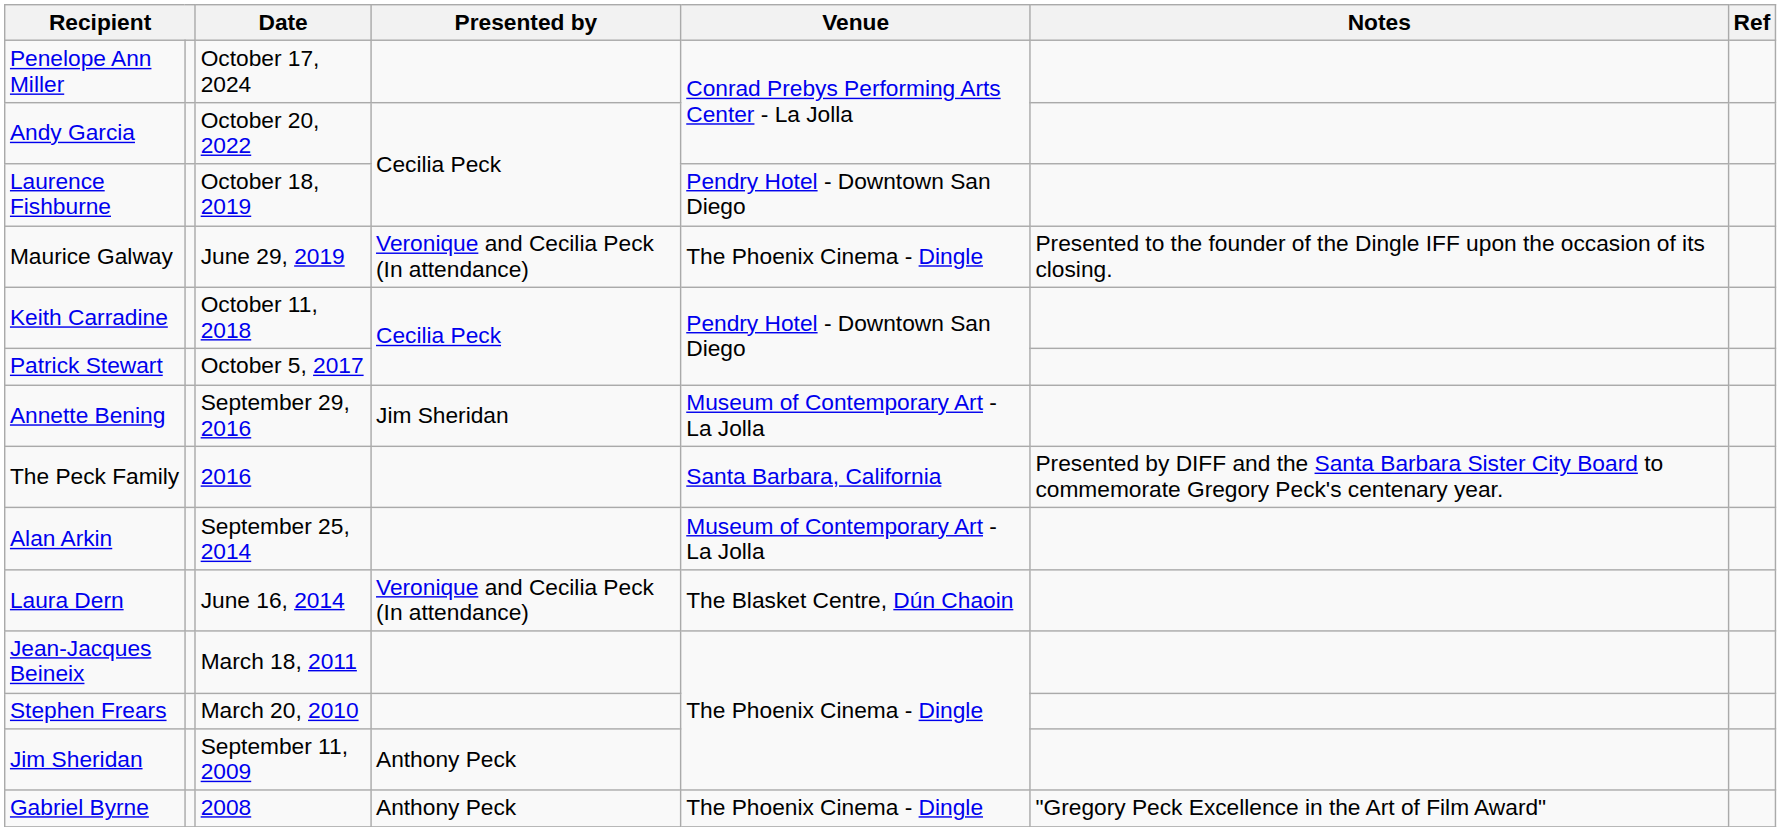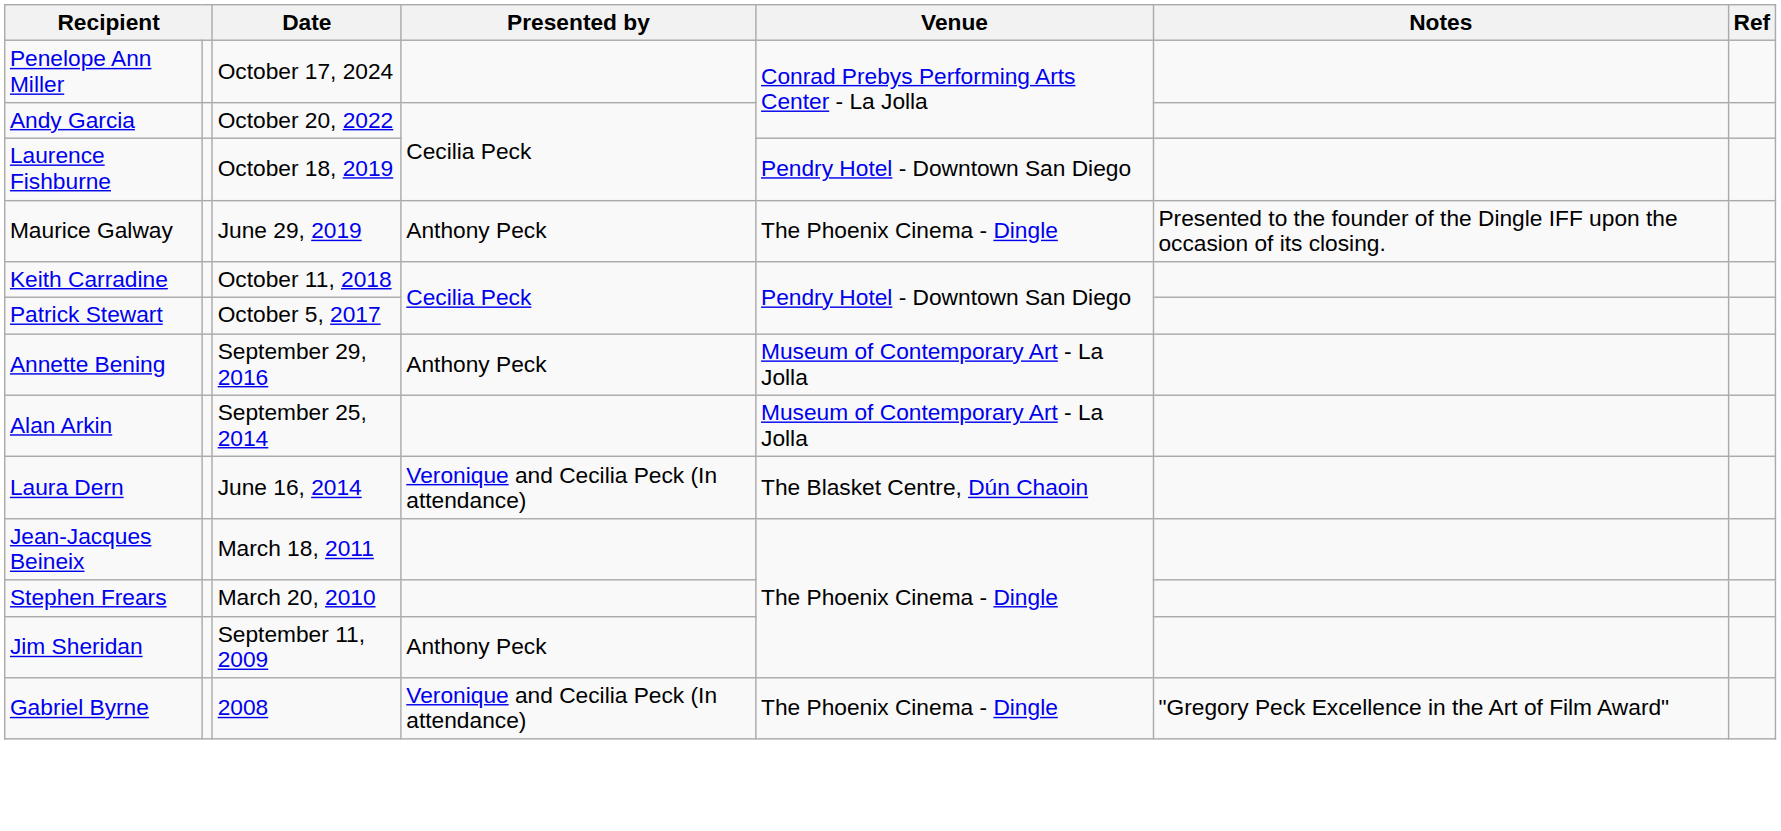(515, 256) Veronique and Cecilia Peck (In attendance) -> (476, 230) Anthony Peck
(442, 415) Jim Sheridan -> (476, 364) Anthony Peck
- row: (95, 476)
(446, 808) Anthony Peck -> (562, 708) Veronique and Cecilia Peck (In attendance)
